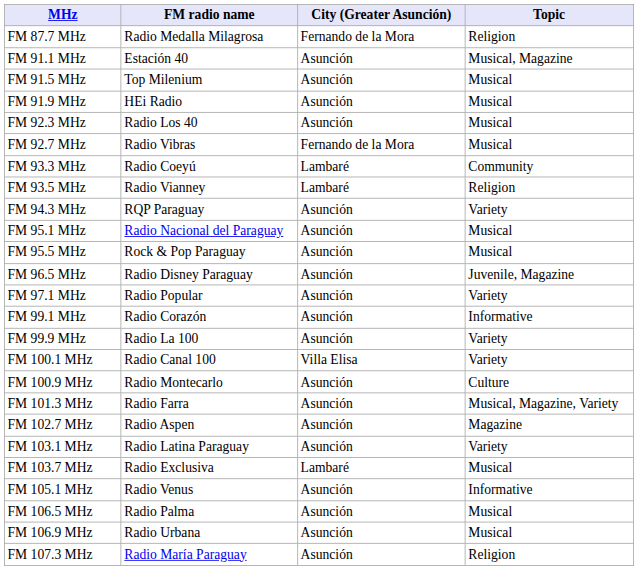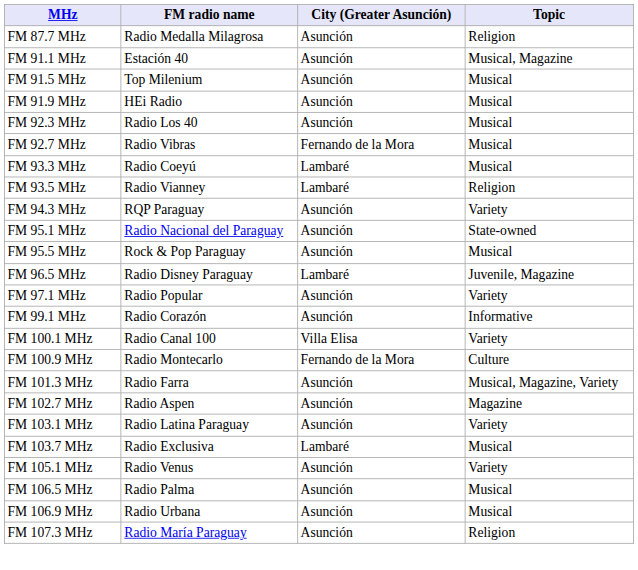(357, 36) Fernando de la Mora -> (327, 36) Asunción
(501, 166) Community -> (490, 166) Musical
(490, 230) Musical -> (502, 230) State-owned
(327, 274) Asunción -> (325, 274) Lambaré
- row: (47, 338)
(327, 381) Asunción -> (357, 360) Fernando de la Mora
(500, 489) Informative -> (488, 468) Variety
